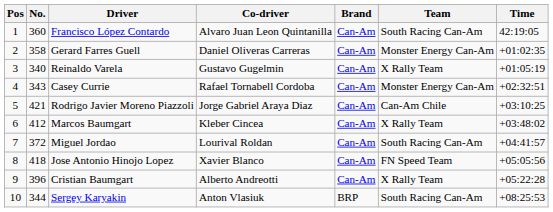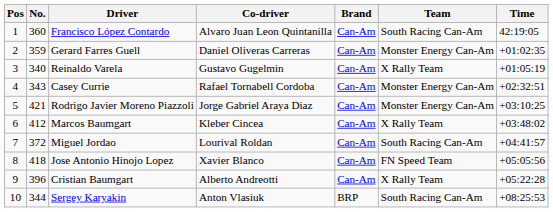(37, 50) 358 -> (37, 50) 359
(413, 105) Can-Am Chile -> (437, 105) Monster Energy Can-Am
